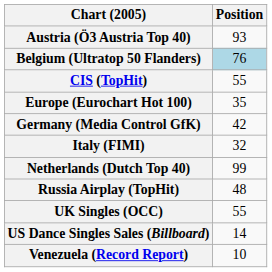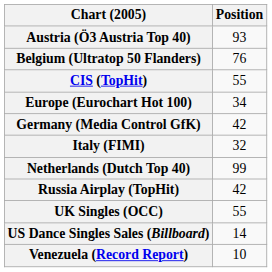(239, 59) lightblue background -> (239, 59) no background
(239, 102) 35 -> (239, 102) 34
(239, 189) 48 -> (239, 189) 42
